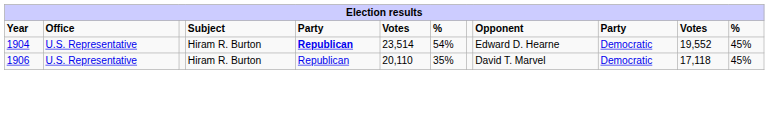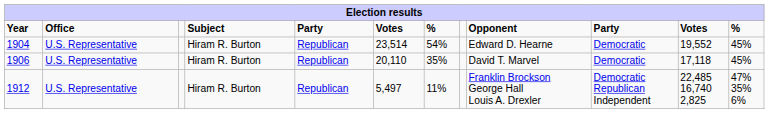(325, 45) bold -> (323, 45) normal
+ row: (18, 89)
